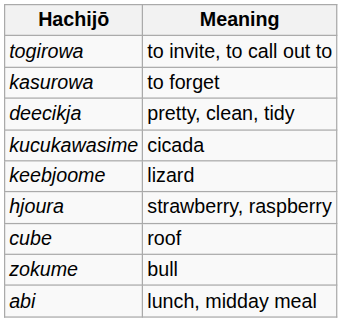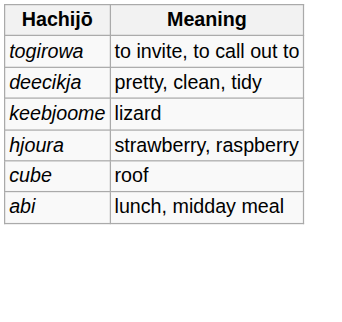- row: (51, 82)
- row: (74, 144)
- row: (44, 269)
